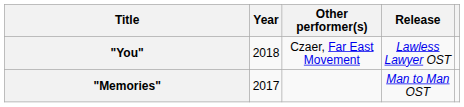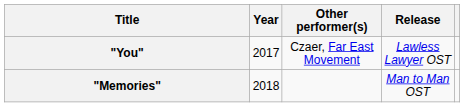(266, 53) 2018 -> (266, 53) 2017
(266, 85) 2017 -> (266, 85) 2018
